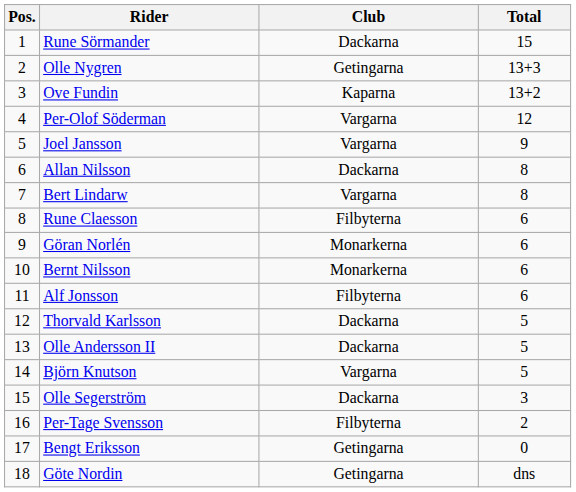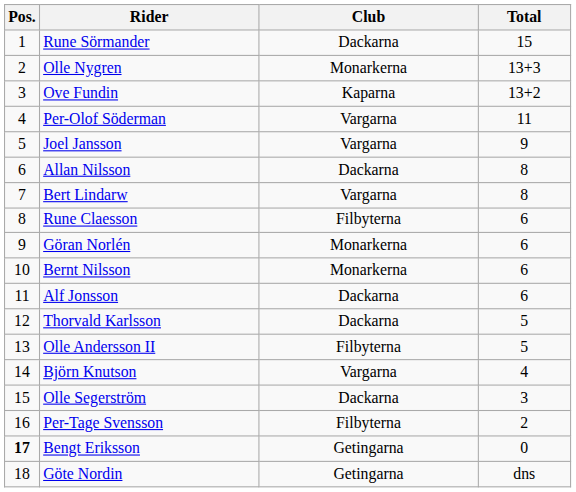(369, 67) Getingarna -> (368, 67) Monarkerna
(524, 118) 12 -> (524, 118) 11
(369, 296) Filbyterna -> (368, 296) Dackarna
(368, 346) Dackarna -> (369, 346) Filbyterna
(524, 372) 5 -> (524, 372) 4
(22, 448) normal -> (22, 448) bold
